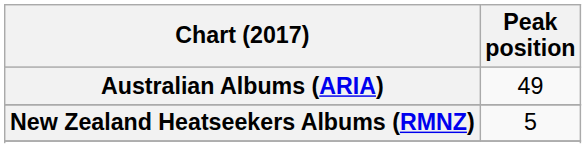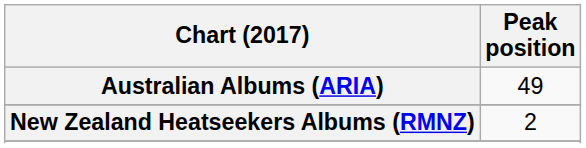(530, 122) 5 -> (530, 122) 2
